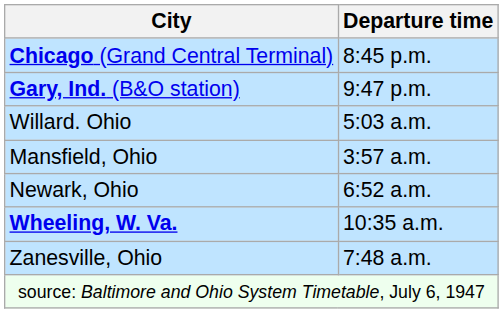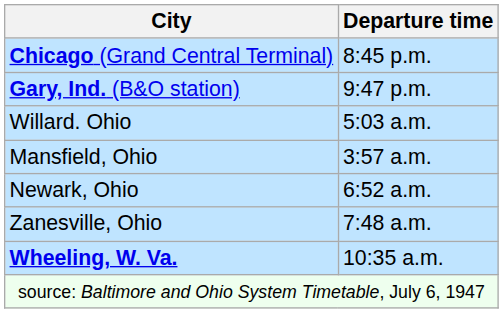rows swapped: (86, 257) <-> (94, 223)
